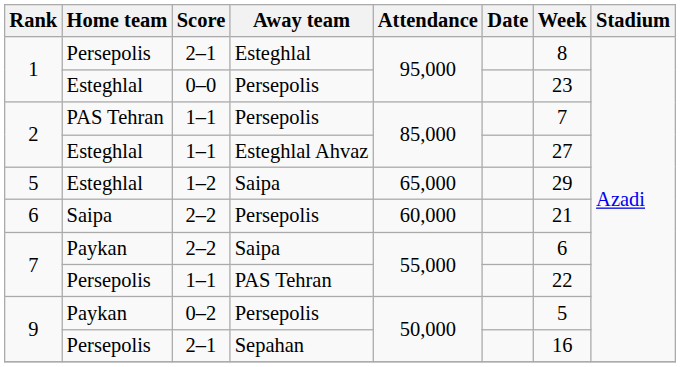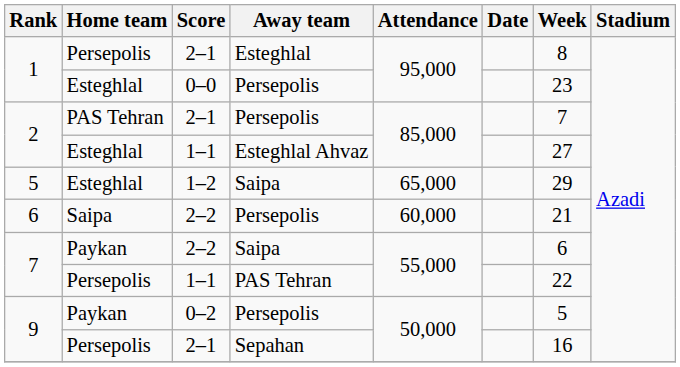(201, 118) 1–1 -> (201, 118) 2–1
